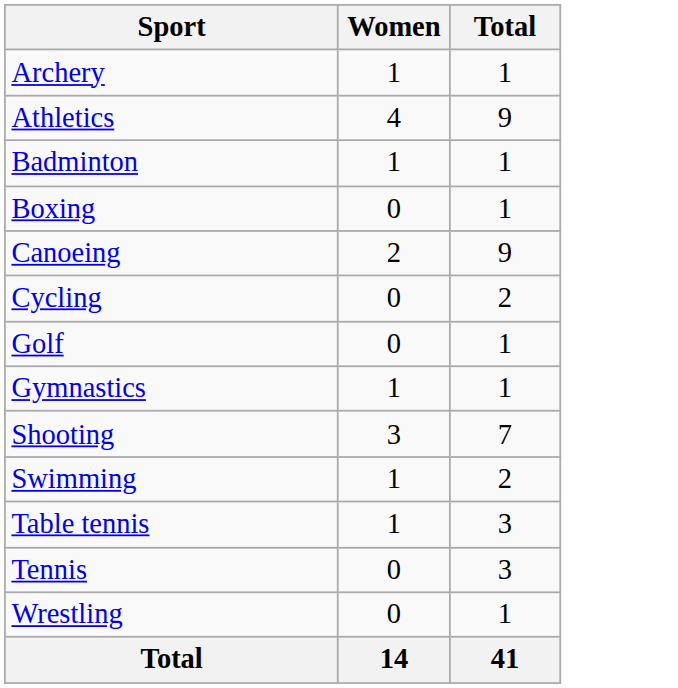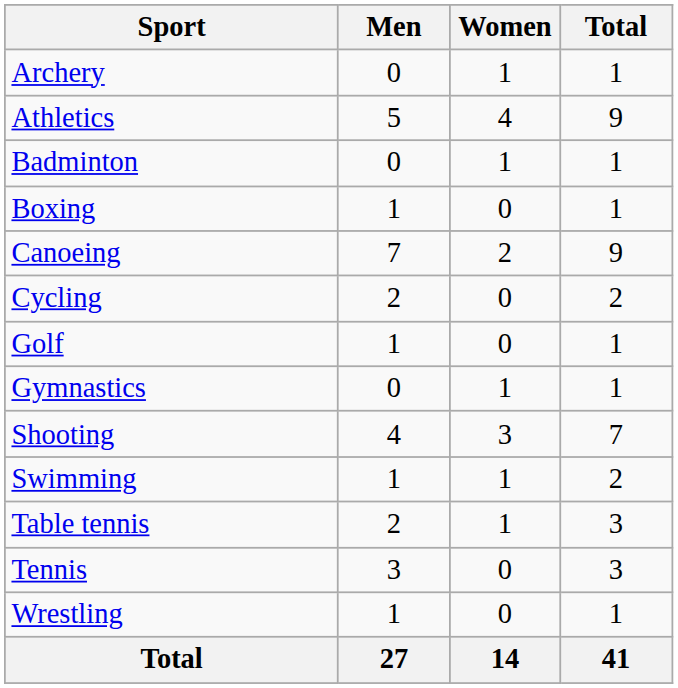+ column: (394, 27)
